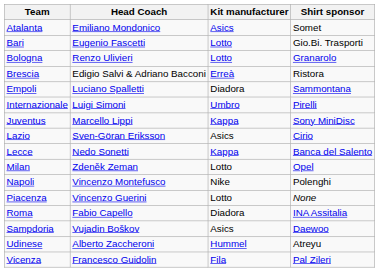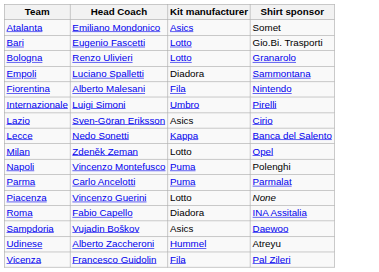- row: (23, 74)
+ row: (28, 89)
- row: (26, 120)
(220, 182) Nike -> (183, 167) Puma
+ row: (21, 182)
